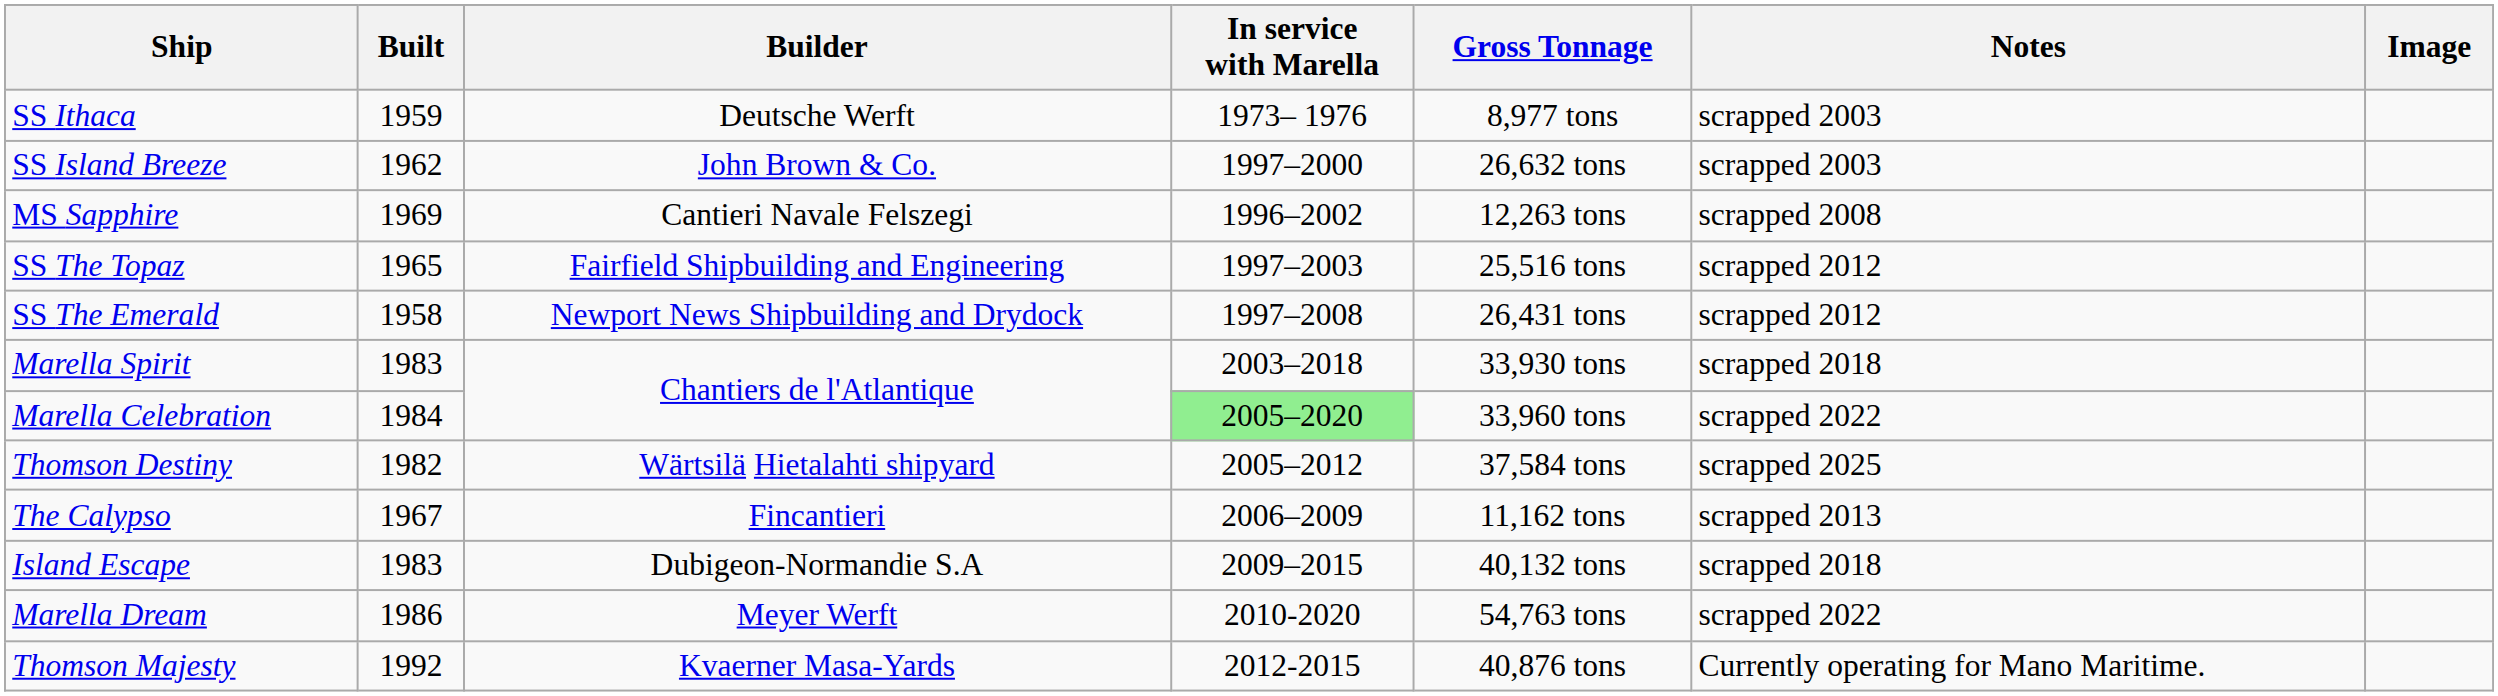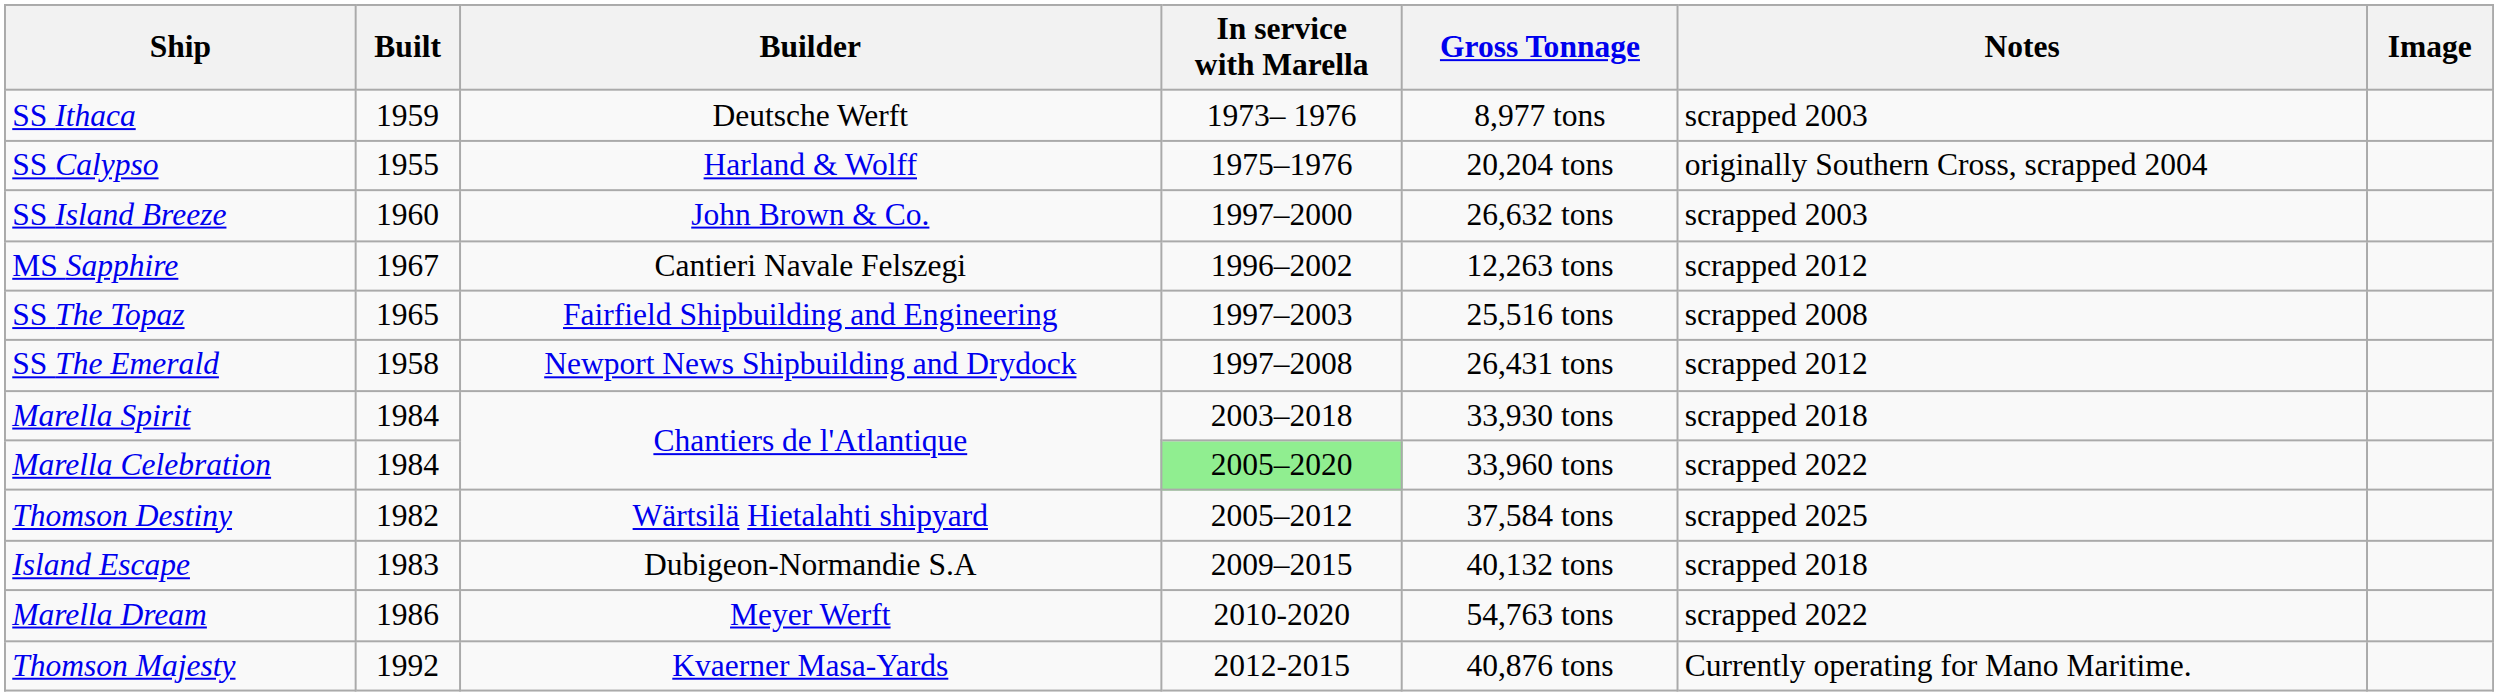+ row: (85, 164)
(411, 164) 1962 -> (408, 214) 1960
(411, 214) 1969 -> (408, 264) 1967
(1790, 214) scrapped 2008 -> (1776, 264) scrapped 2012
(1790, 264) scrapped 2012 -> (1776, 314) scrapped 2008
(411, 364) 1983 -> (408, 414) 1984
- row: (91, 514)
